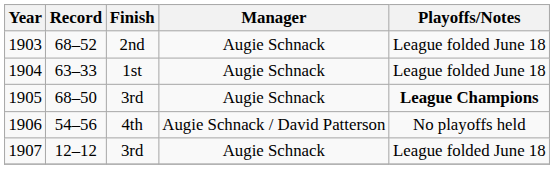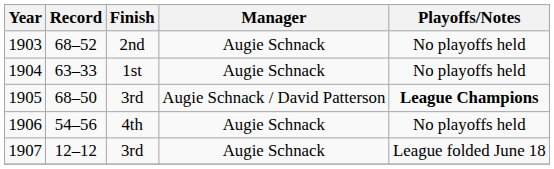(469, 44) League folded June 18 -> (469, 44) No playoffs held
(469, 71) League folded June 18 -> (469, 71) No playoffs held
(274, 97) Augie Schnack -> (274, 97) Augie Schnack / David Patterson
(274, 124) Augie Schnack / David Patterson -> (274, 124) Augie Schnack
